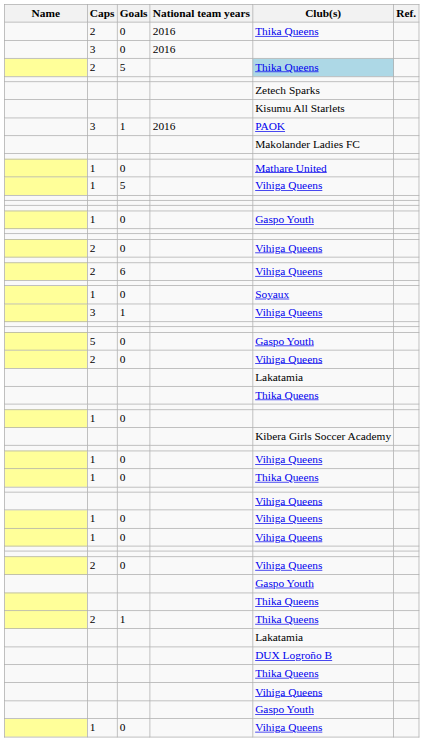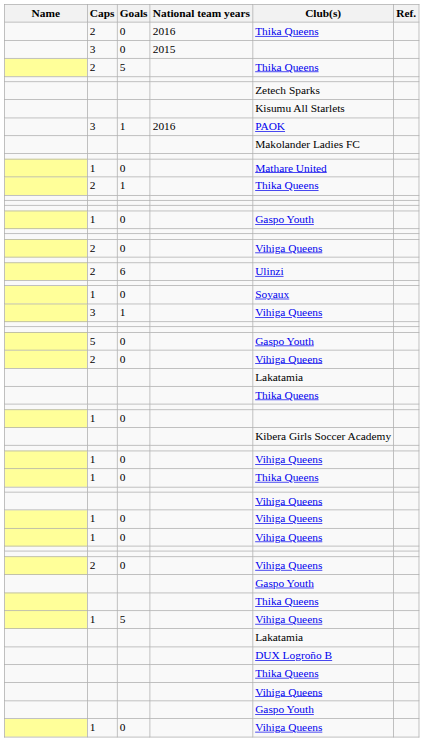(164, 49) 2016 -> (164, 49) 2015
(287, 67) lightblue background -> (287, 67) no background
rows swapped: (93, 619) <-> (93, 186)
(289, 271) Vihiga Queens -> (269, 271) Ulinzi
